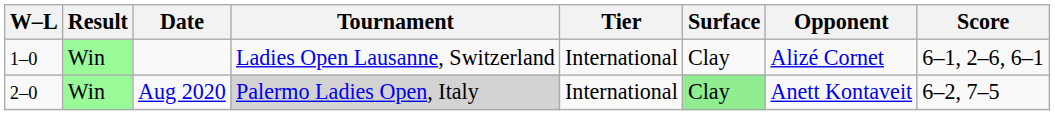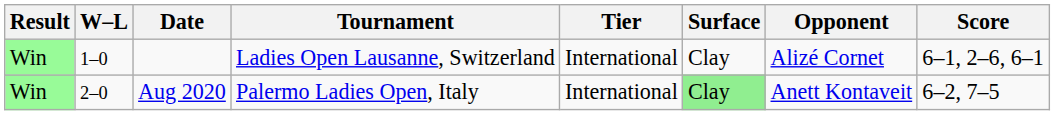columns swapped: (98, 22) <-> (34, 22)
(357, 92) lightgrey background -> (357, 92) no background
